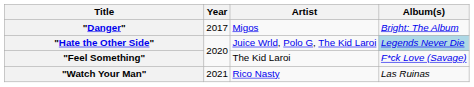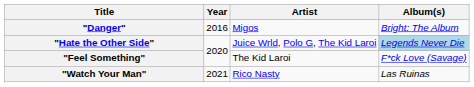(217, 27) 2017 -> (217, 27) 2016
